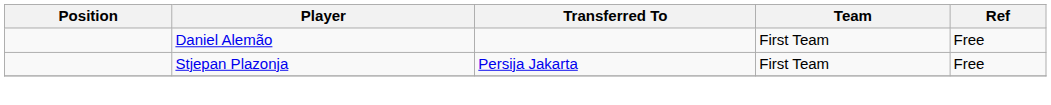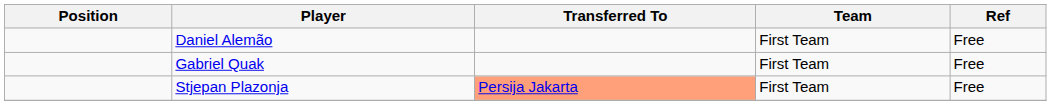+ row: (220, 64)
(528, 64) no background -> (528, 87) lightsalmon background
